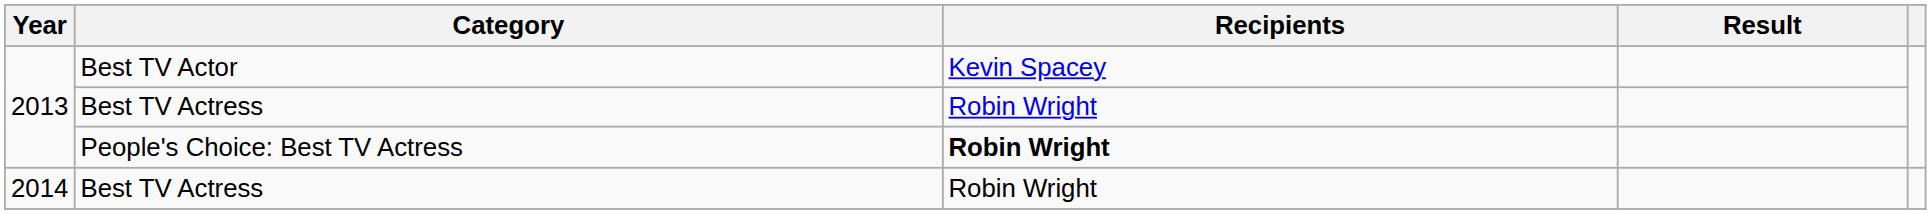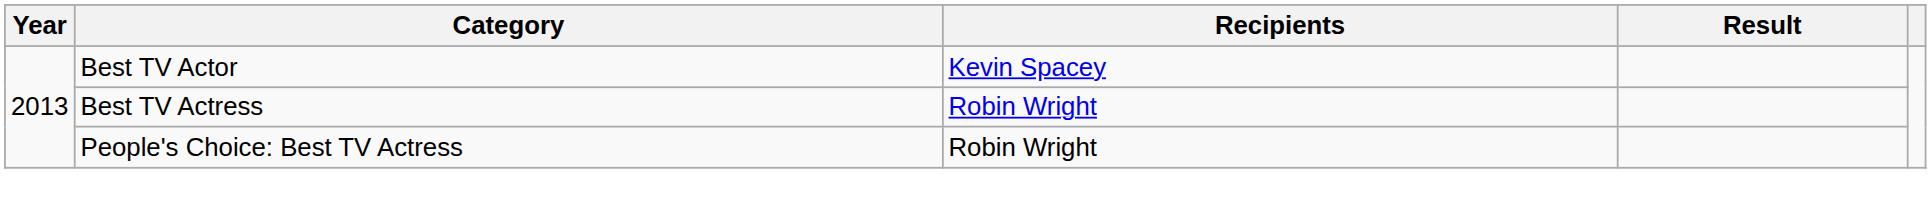(1029, 148) bold -> (1023, 148) normal
- row: (40, 189)
